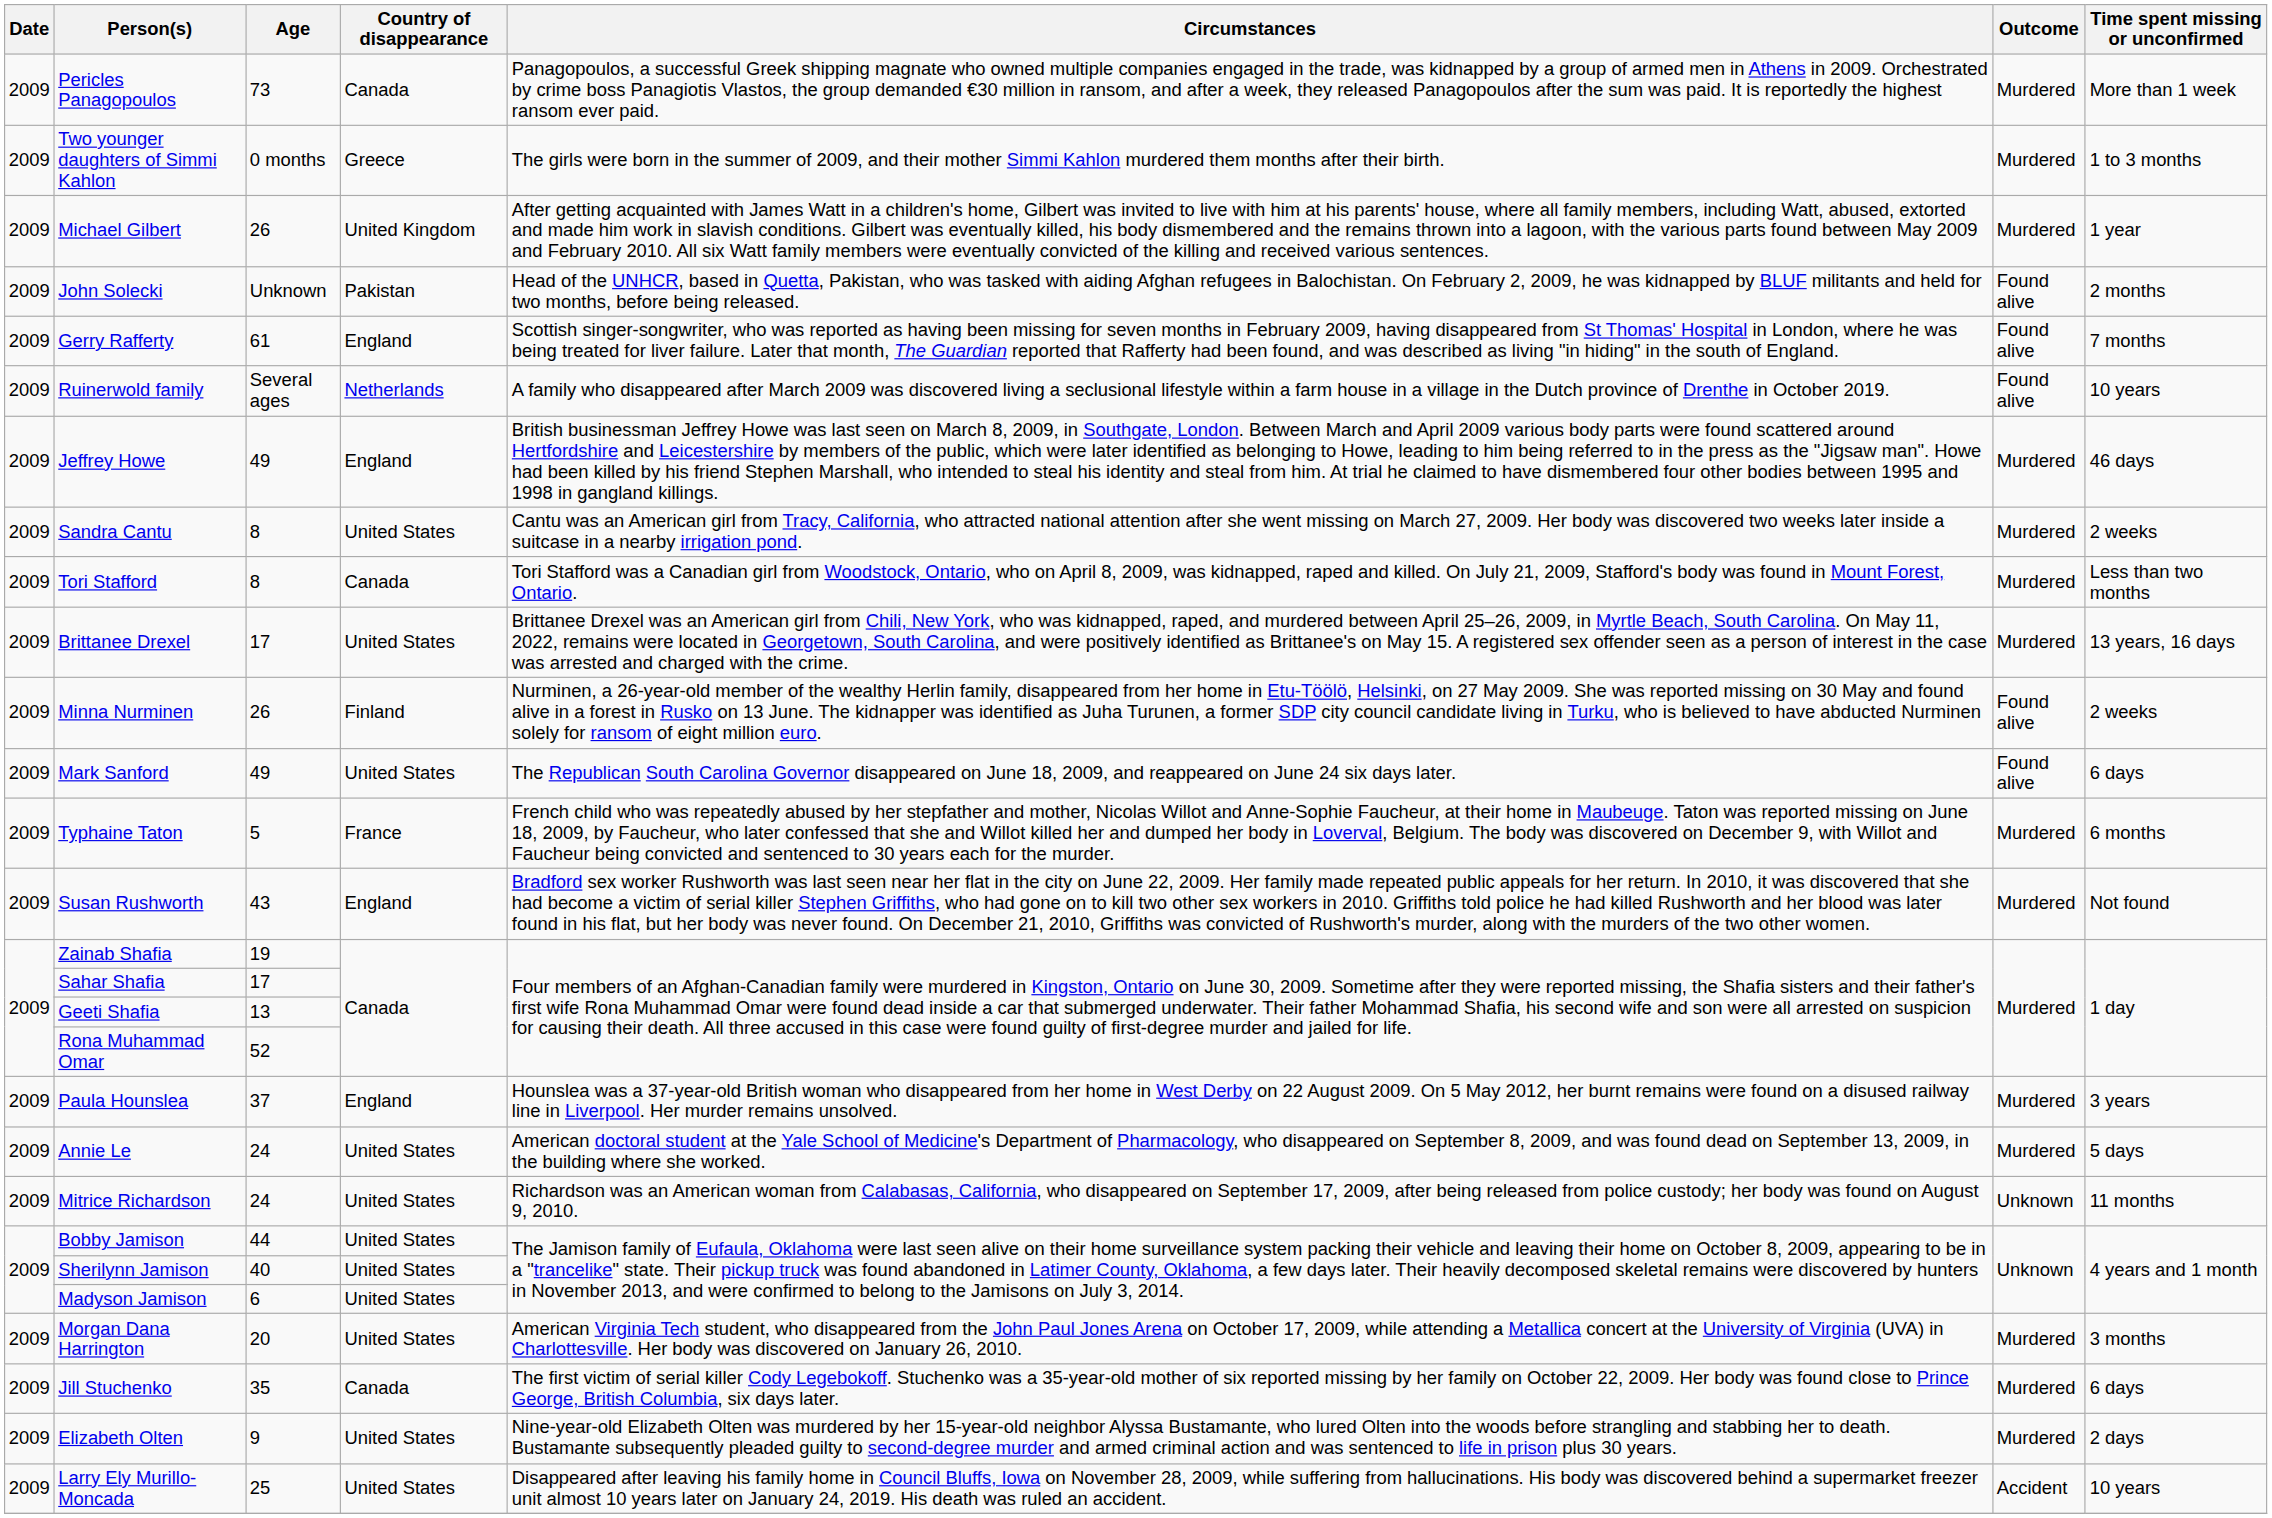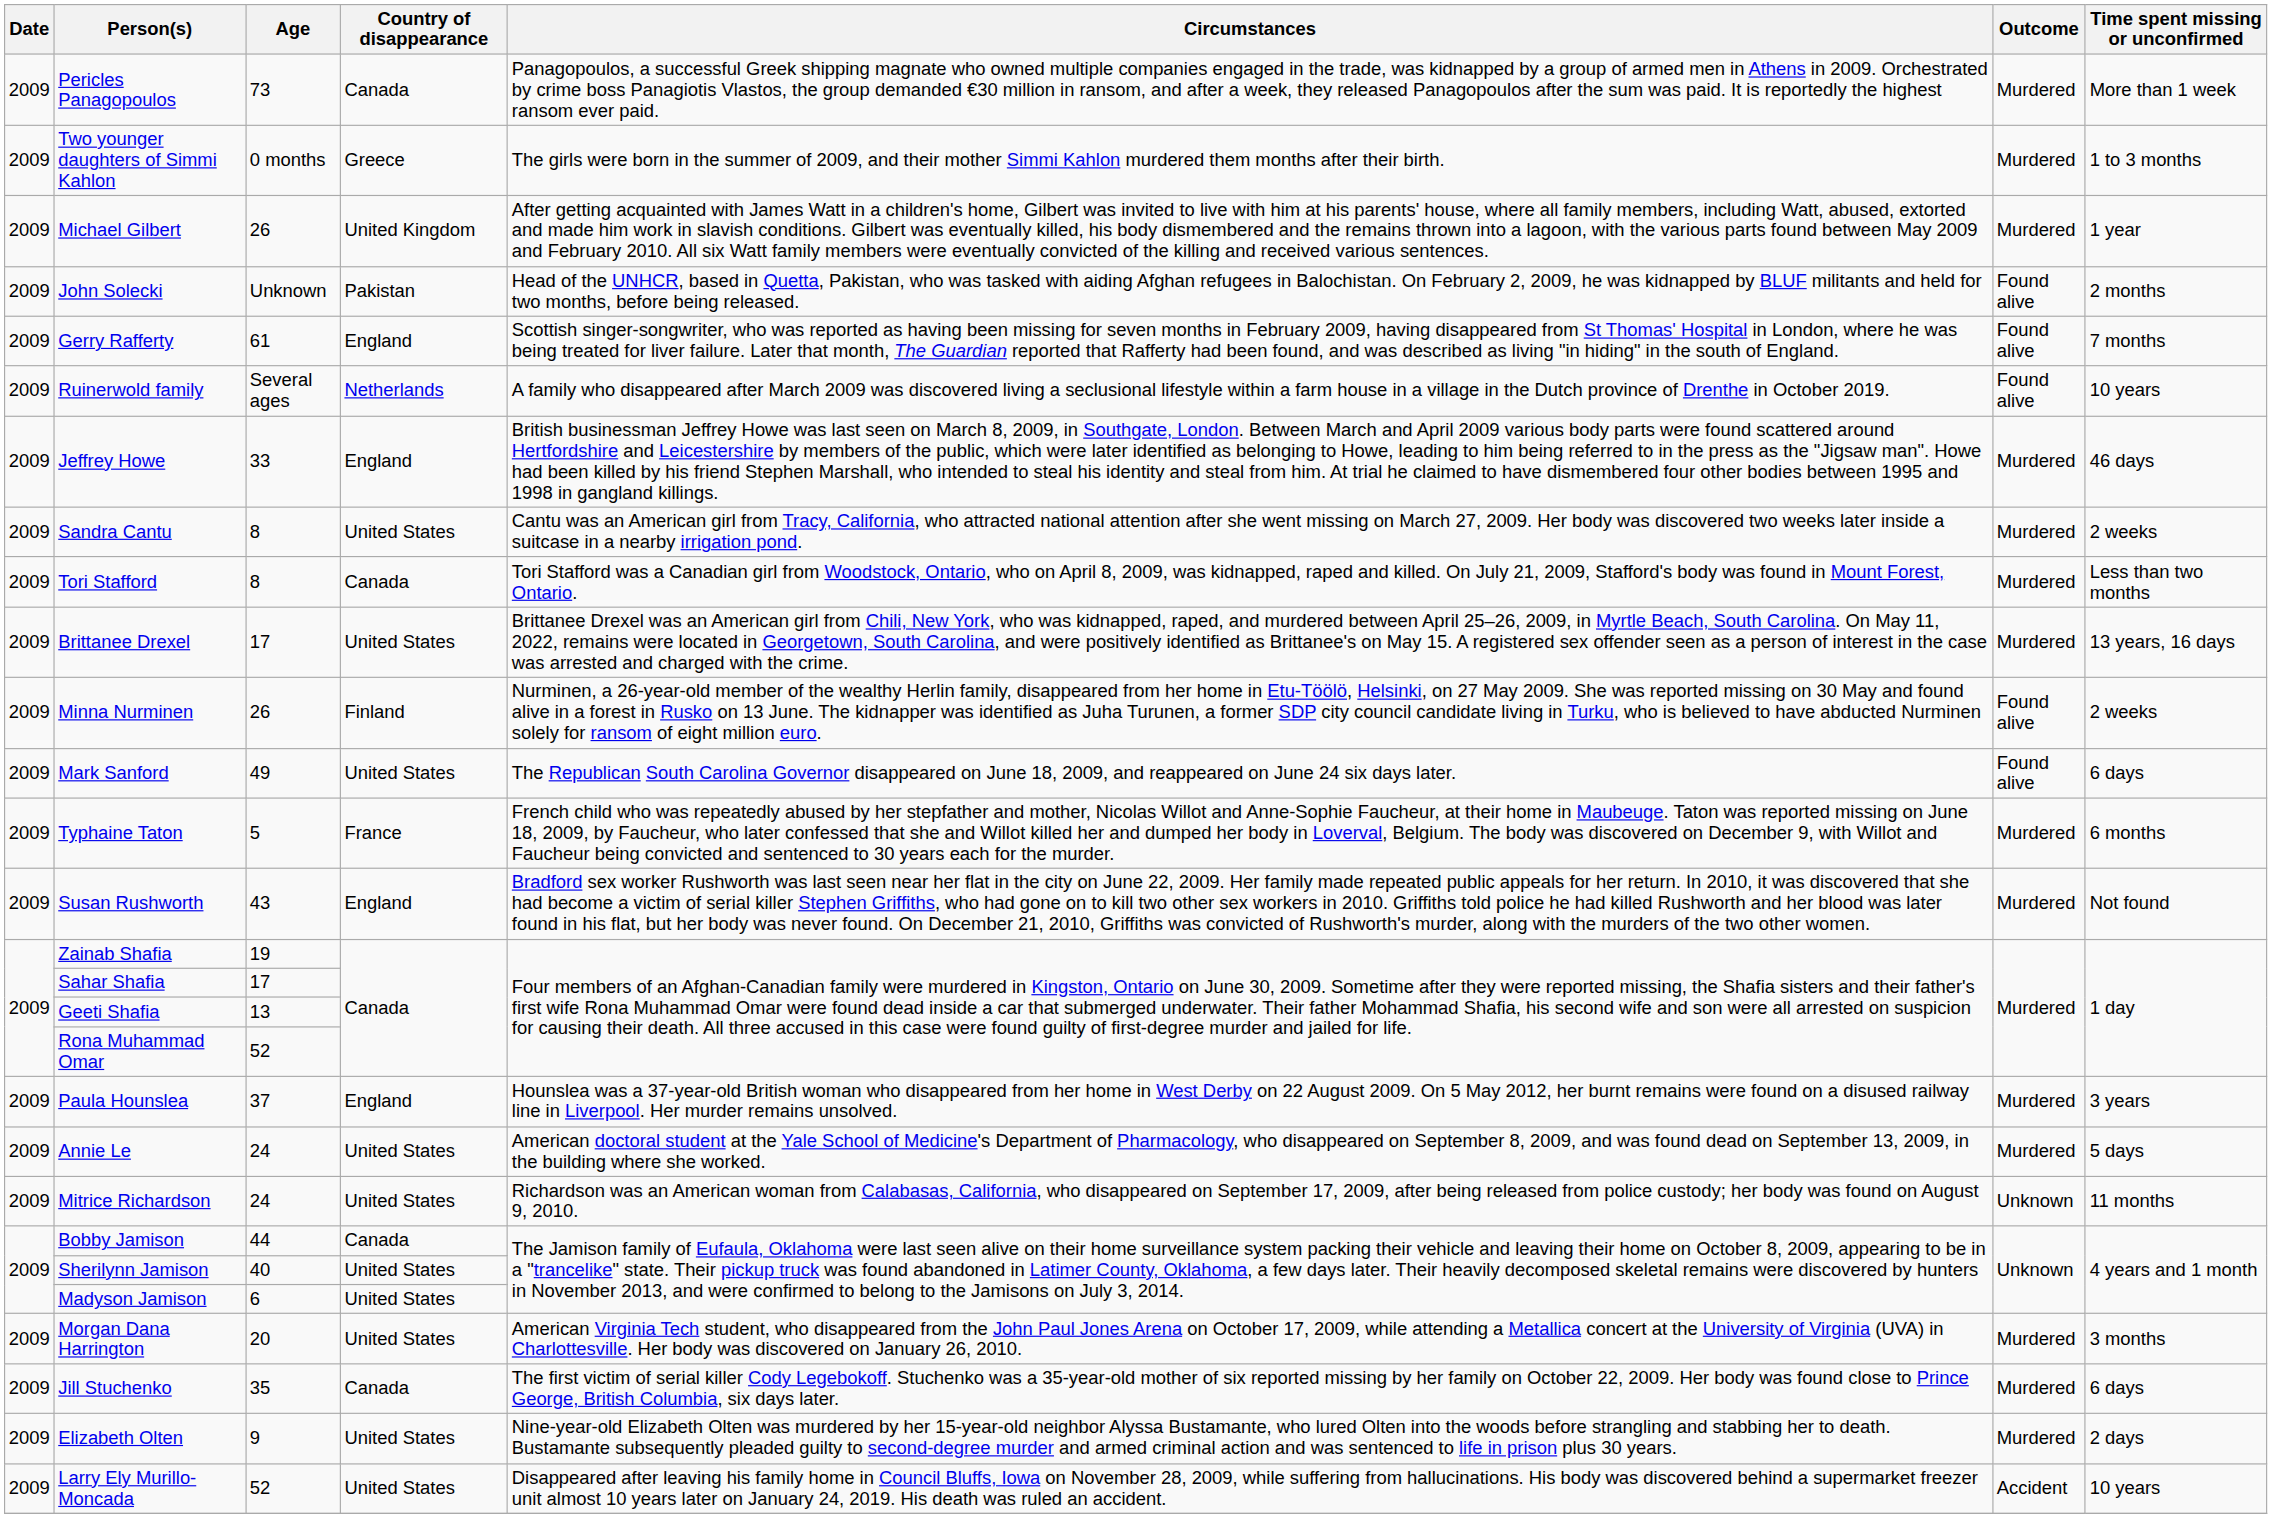(260, 461) 49 -> (260, 461) 33
(400, 1240) United States -> (377, 1240) Canada
(260, 1488) 25 -> (260, 1488) 52
